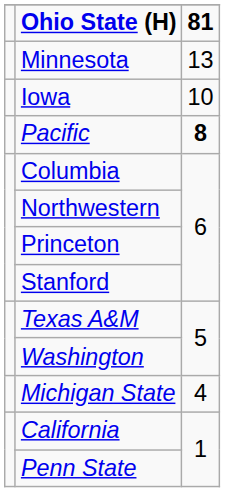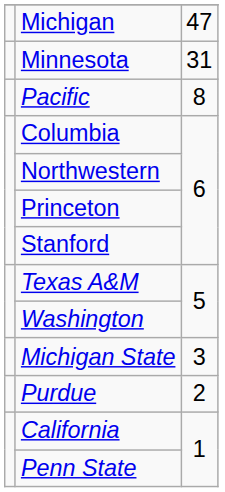- row: (99, 23)
+ row: (68, 23)
(200, 60) 13 -> (199, 60) 31
- row: (46, 97)
(200, 134) bold -> (199, 97) normal
(200, 393) 4 -> (199, 356) 3
+ row: (59, 393)
